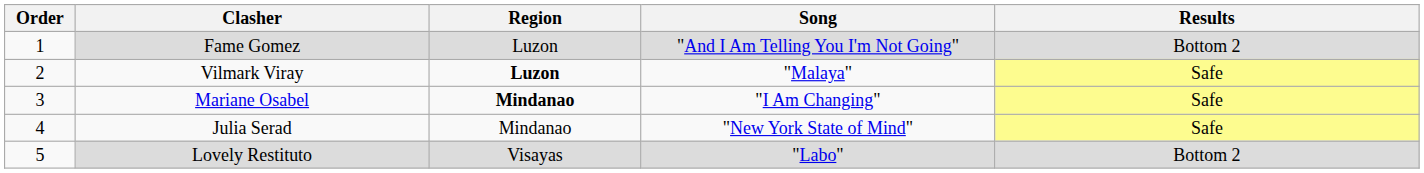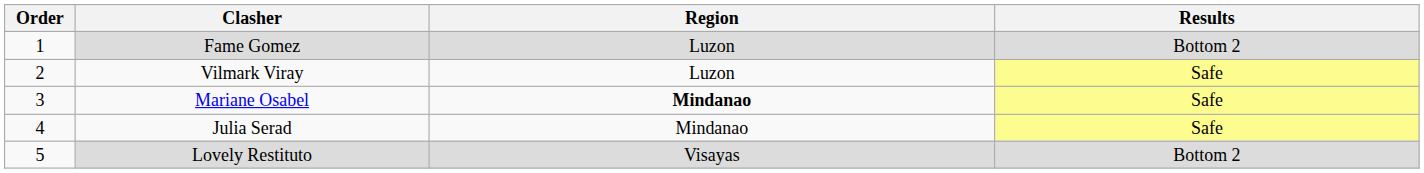- column: (818, 18)
(535, 73) bold -> (712, 73) normal
